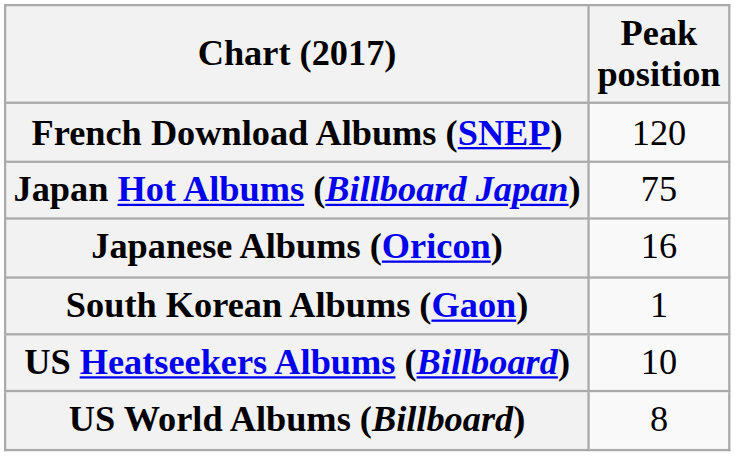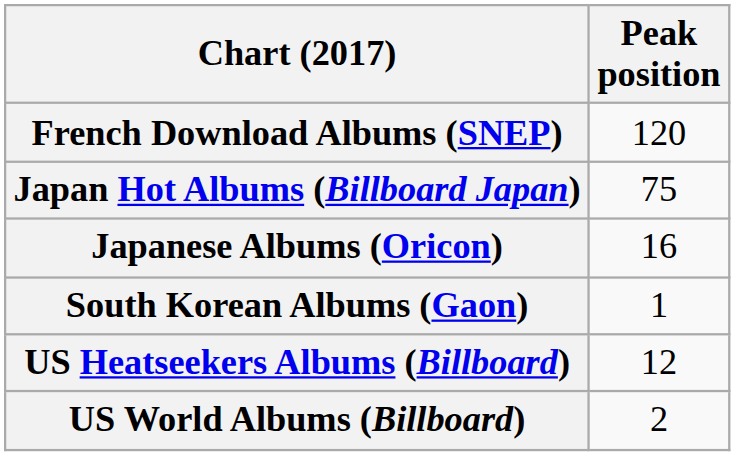(659, 362) 10 -> (659, 362) 12
(659, 419) 8 -> (659, 419) 2
